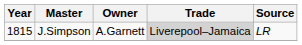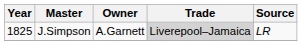(20, 31) 1815 -> (20, 31) 1825
